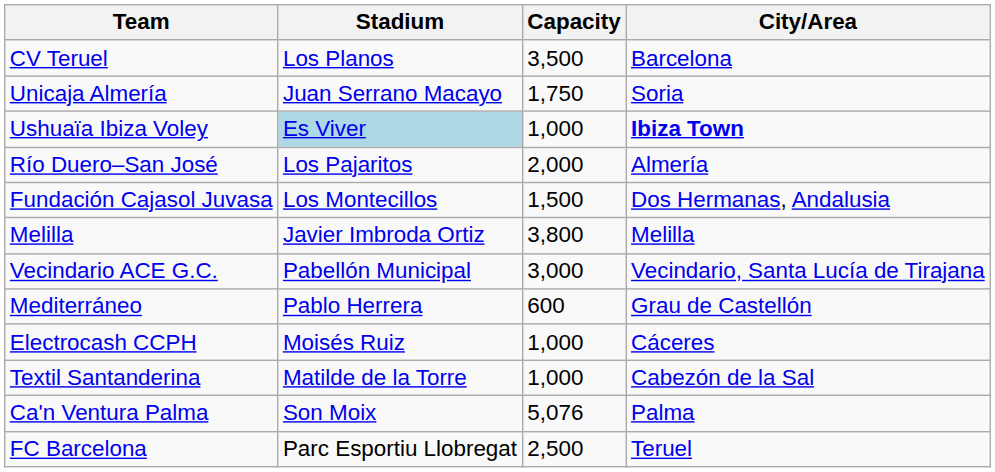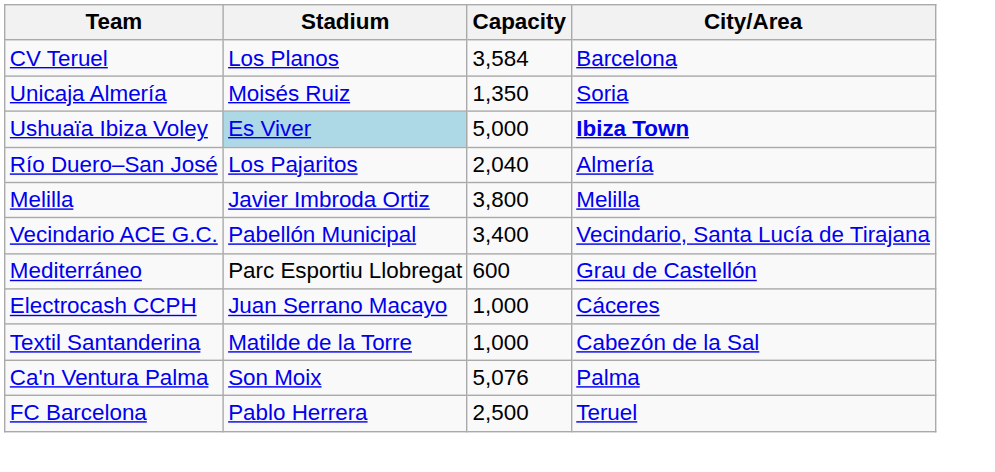(555, 57) 3,500 -> (501, 57) 3,584
(392, 93) Juan Serrano Macayo -> (289, 93) Moisés Ruiz
(555, 93) 1,750 -> (501, 93) 1,350
(555, 128) 1,000 -> (501, 128) 5,000
(555, 164) 2,000 -> (501, 164) 2,040
- row: (141, 199)
(555, 270) 3,000 -> (501, 235) 3,400
(353, 306) Pablo Herrera -> (345, 270) Parc Esportiu Llobregat
(344, 341) Moisés Ruiz -> (338, 306) Juan Serrano Macayo
(400, 448) Parc Esportiu Llobregat -> (298, 413) Pablo Herrera
